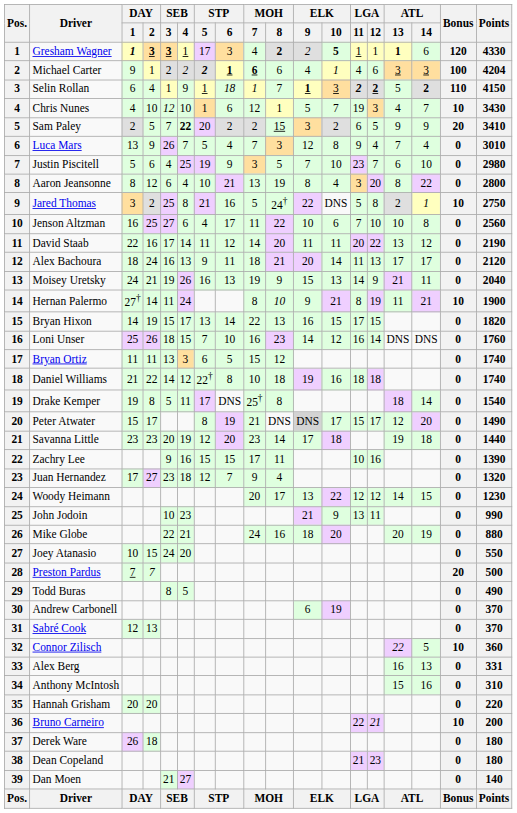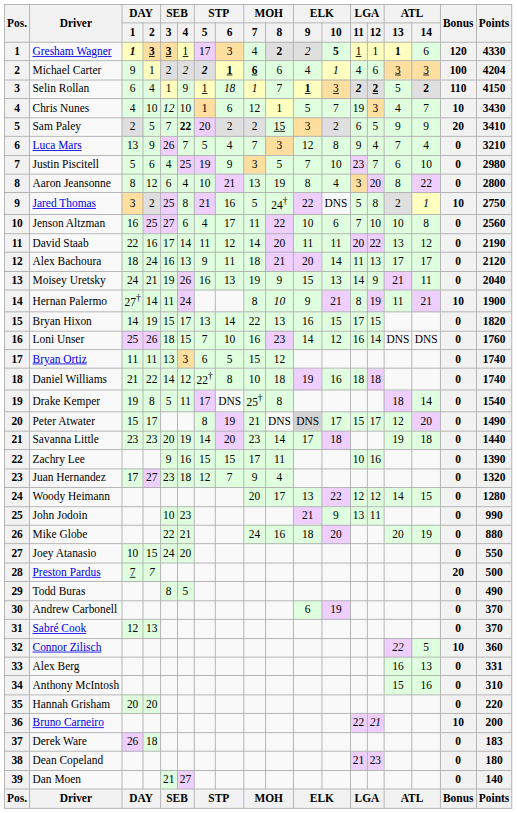(494, 145) 3010 -> (494, 145) 3210
(205, 440) 12 -> (205, 440) 14
(494, 496) 1230 -> (494, 496) 1280
(494, 741) 180 -> (494, 741) 183
